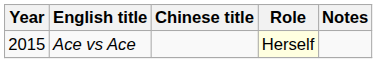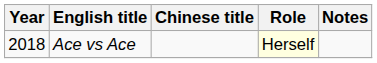(27, 44) 2015 -> (27, 44) 2018
